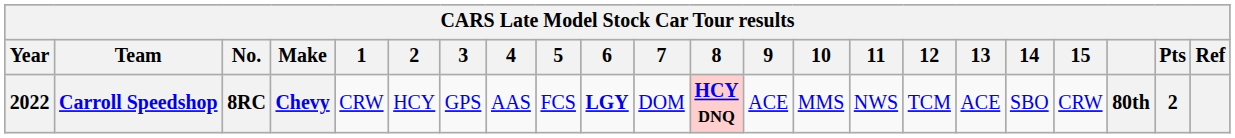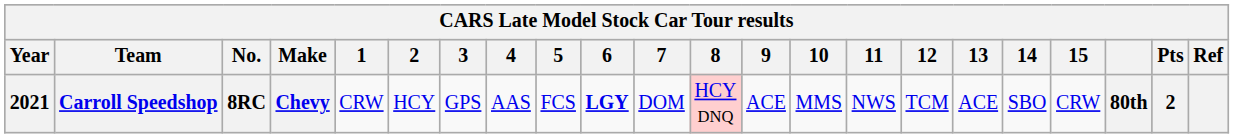(30, 103) 2022 -> (30, 103) 2021
(717, 103) bold -> (715, 102) normal
